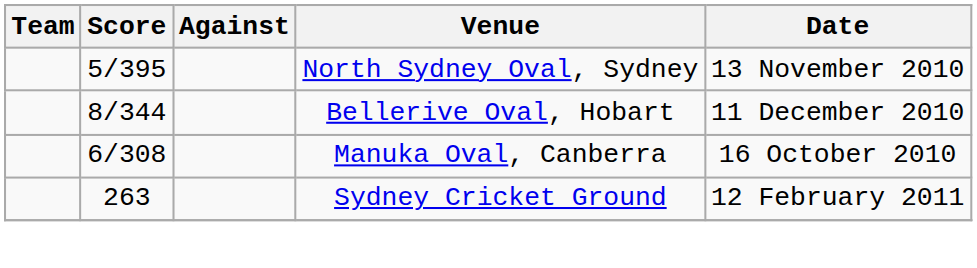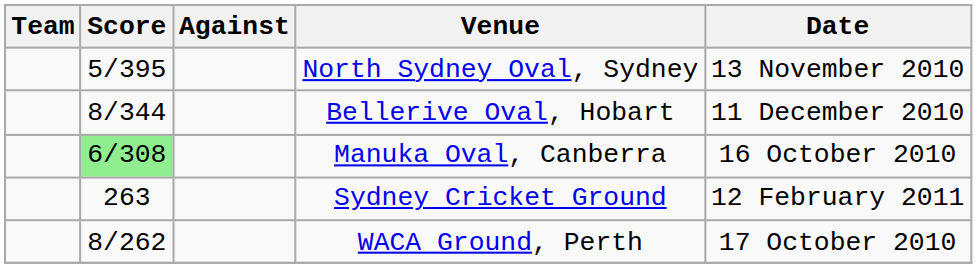(127, 156) no background -> (127, 156) lightgreen background
+ row: (500, 242)
